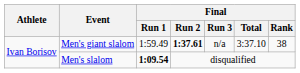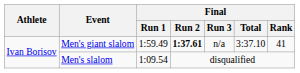(282, 44) 38 -> (281, 44) 41
(154, 60) bold -> (153, 60) normal
